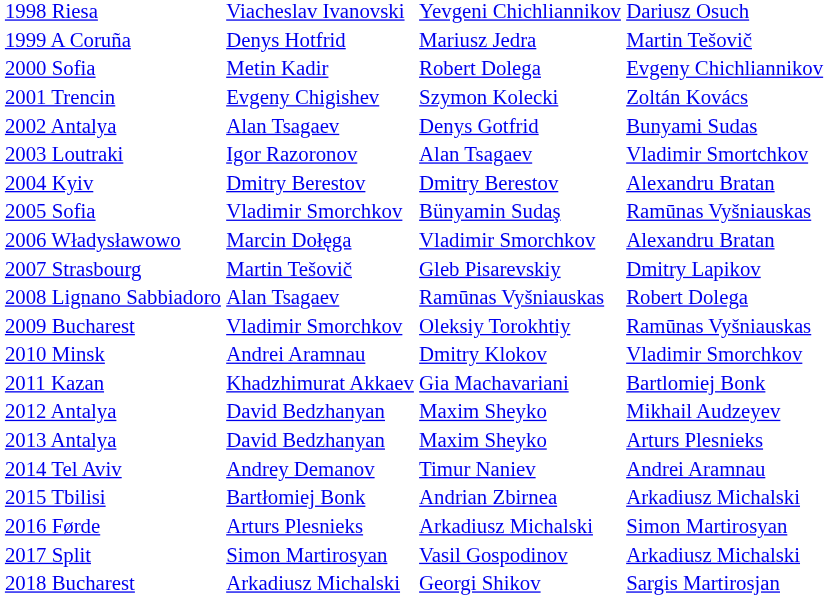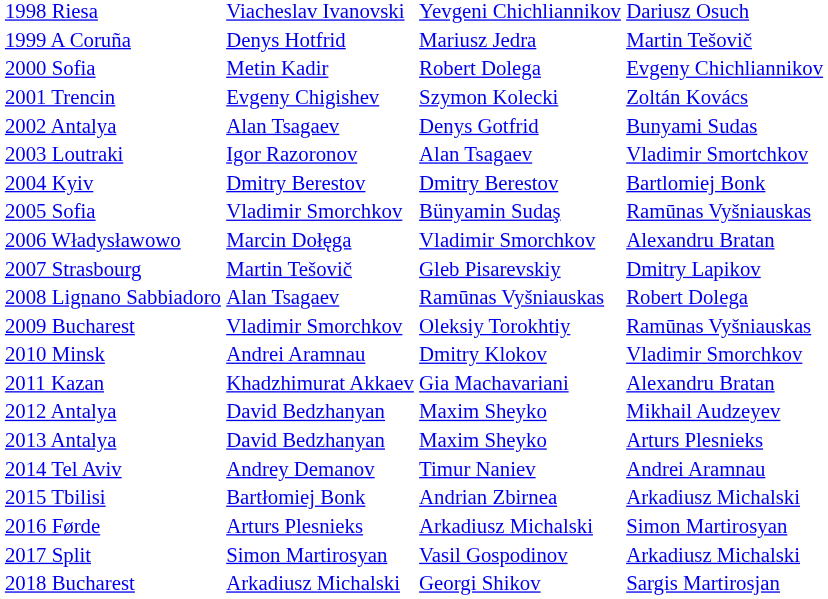(700, 183) Alexandru Bratan -> (696, 183) Bartlomiej Bonk
(696, 383) Bartlomiej Bonk -> (700, 383) Alexandru Bratan
